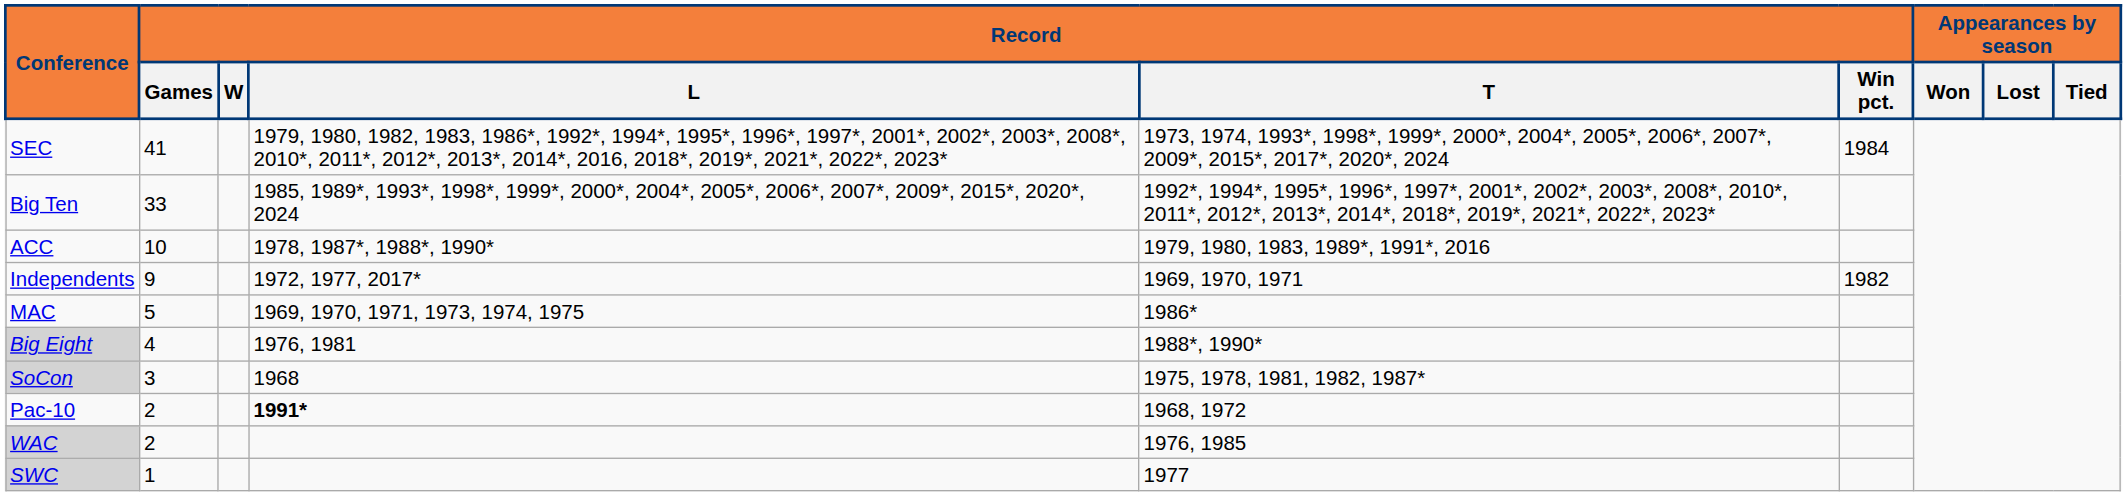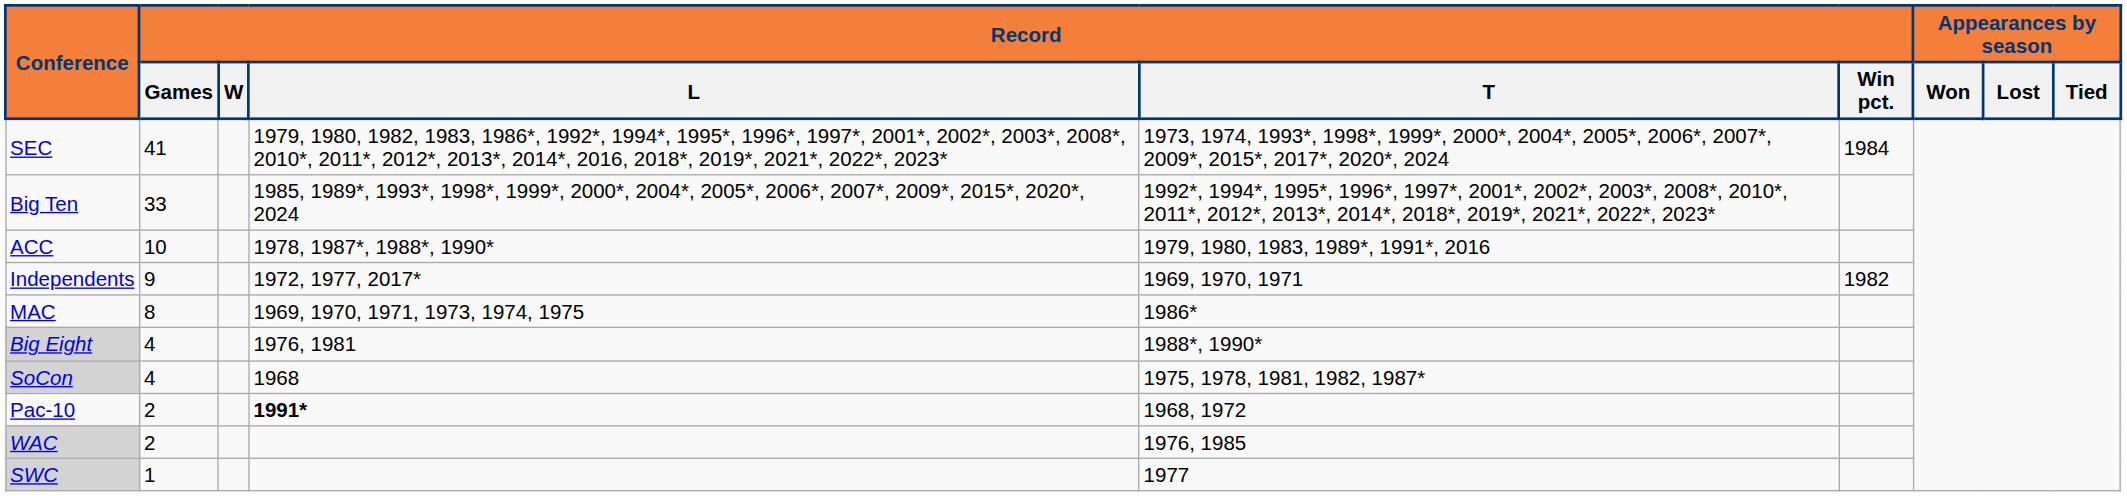(150, 312) 5 -> (150, 312) 8
(150, 377) 3 -> (150, 377) 4
